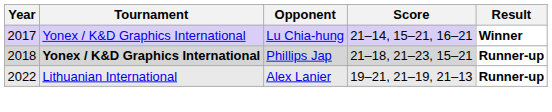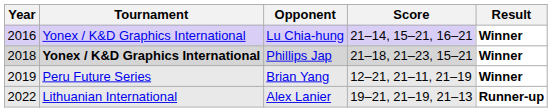(22, 36) 2017 -> (22, 36) 2016
(511, 56) Runner-up -> (501, 56) Winner
+ row: (298, 77)
